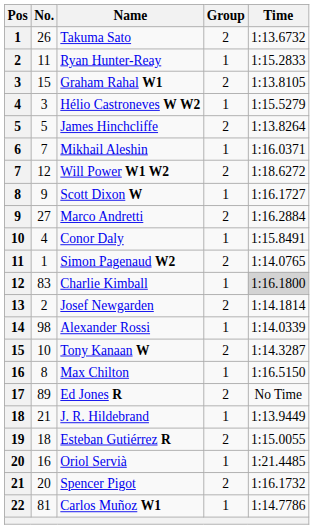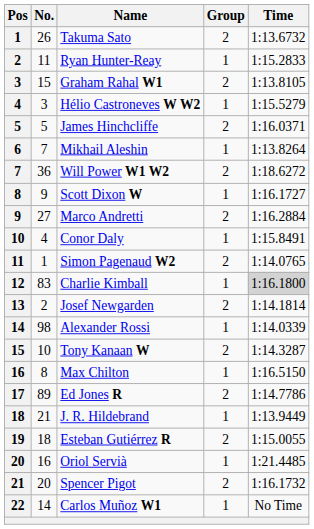(278, 127) 1:13.8264 -> (278, 127) 1:16.0371
(278, 149) 1:16.0371 -> (278, 149) 1:13.8264
(44, 171) 12 -> (44, 171) 36
(278, 395) No Time -> (278, 395) 1:14.7786
(44, 506) 81 -> (44, 506) 14
(278, 506) 1:14.7786 -> (278, 506) No Time
